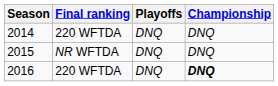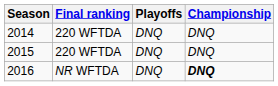(87, 52) NR WFTDA -> (88, 52) 220 WFTDA
(88, 71) 220 WFTDA -> (87, 71) NR WFTDA
